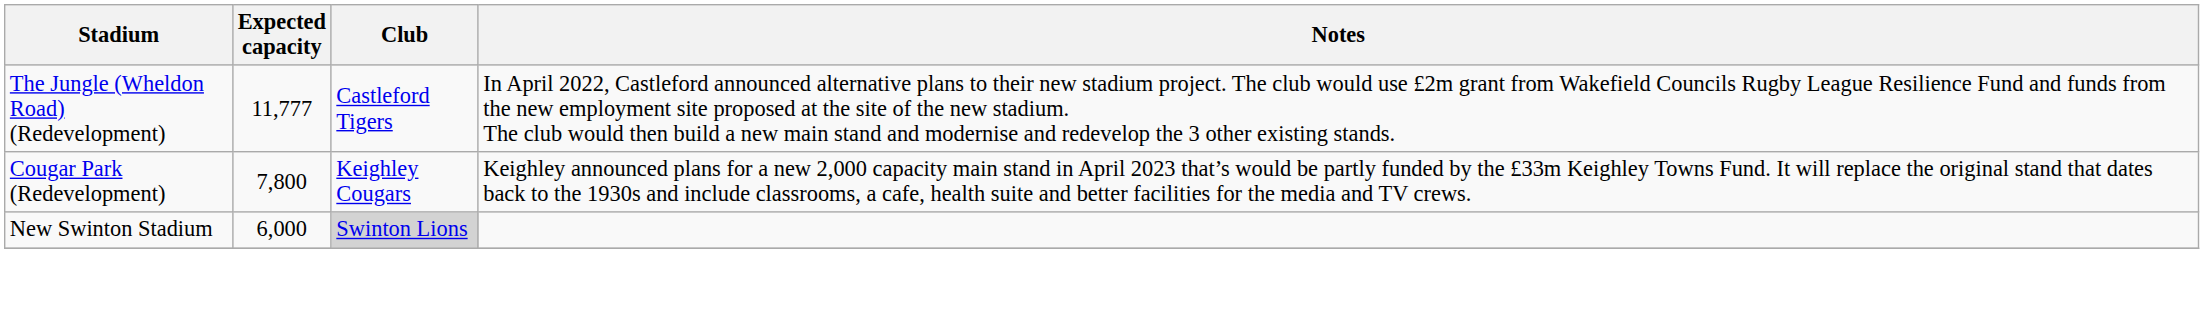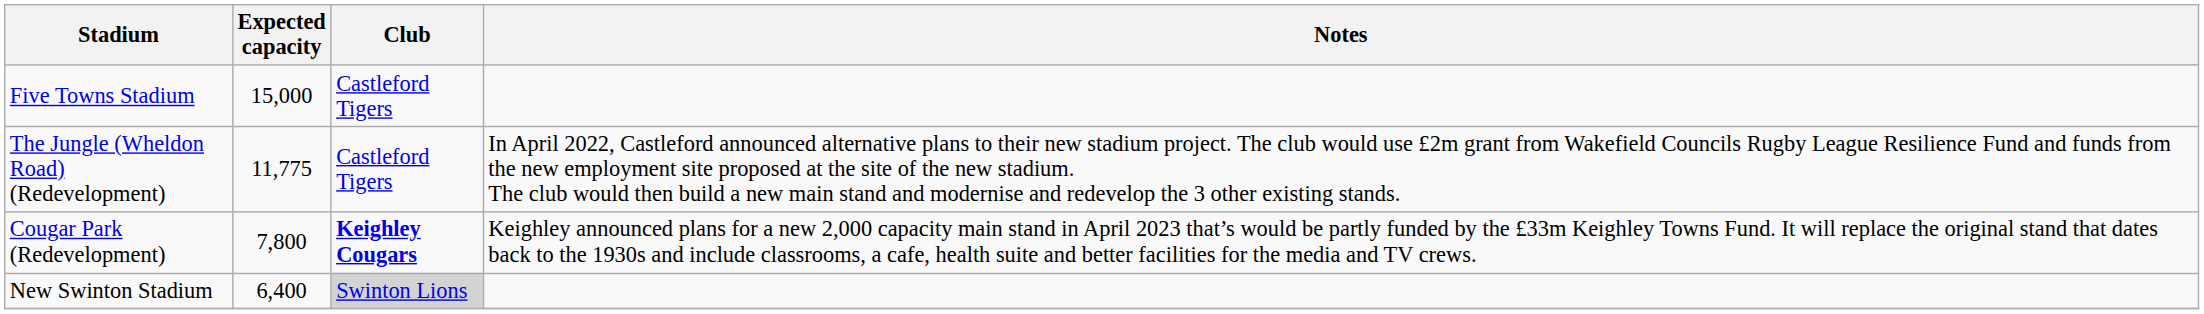+ row: (102, 95)
(282, 108) 11,777 -> (282, 168) 11,775
(377, 181) normal -> (378, 242) bold
(282, 229) 6,000 -> (282, 290) 6,400
